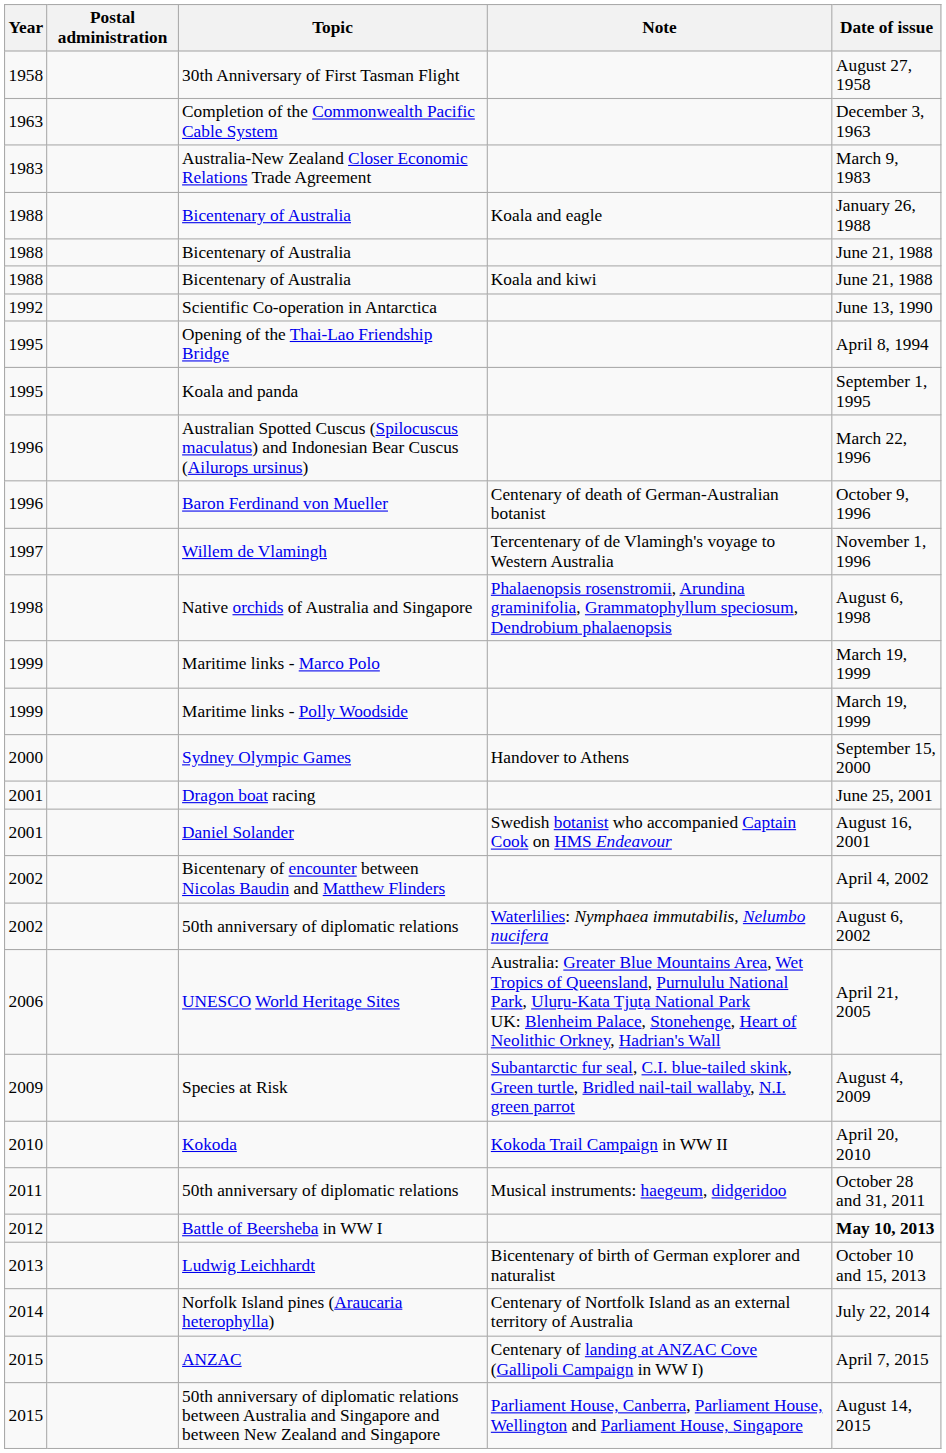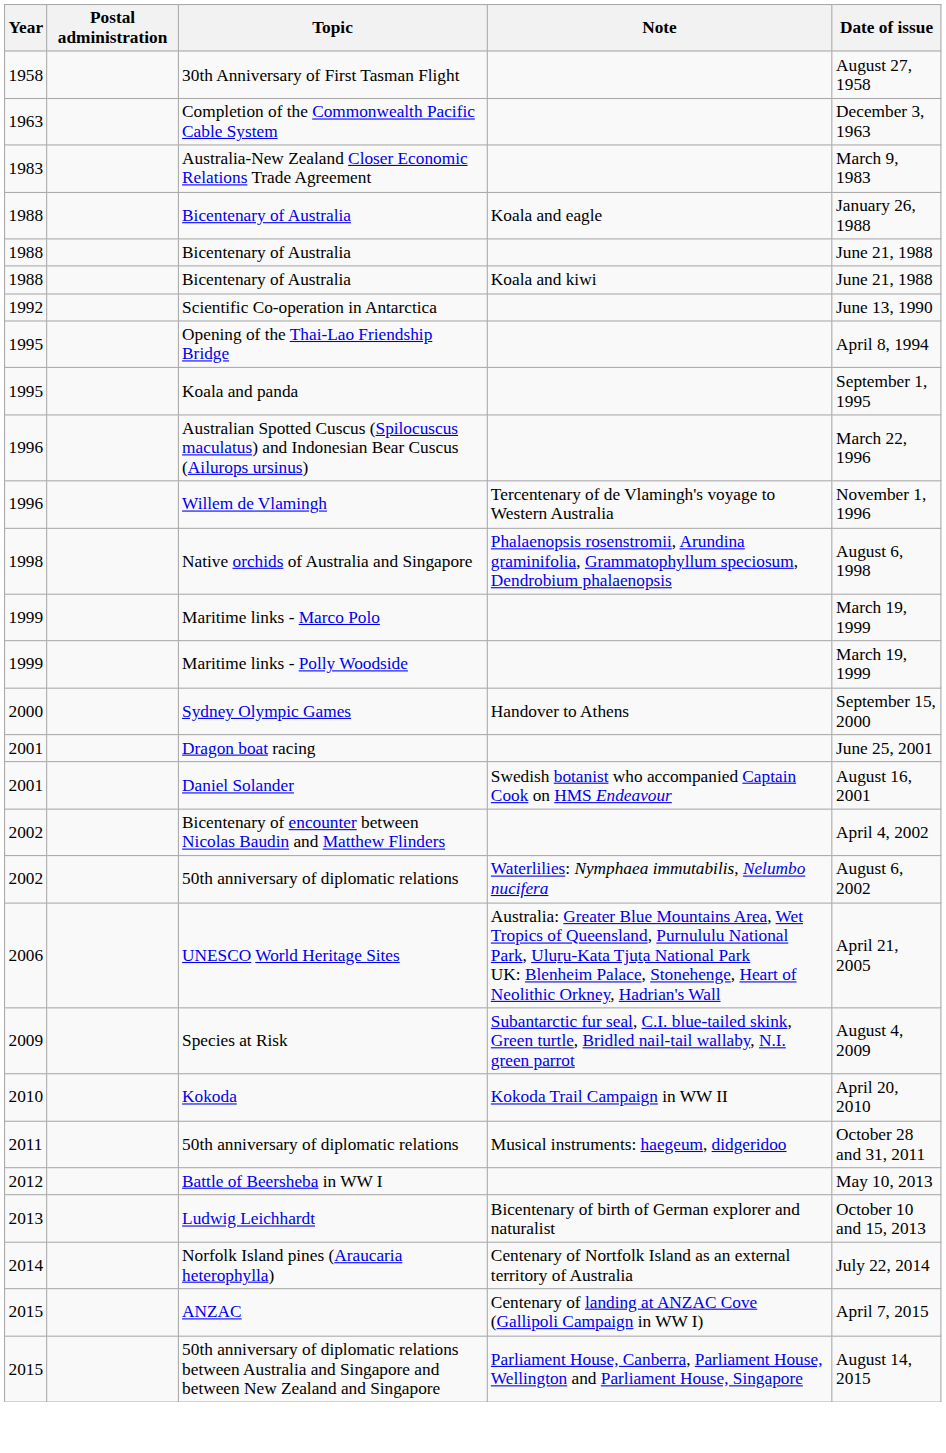- row: (285, 504)
(26, 551) 1997 -> (26, 504) 1996
(885, 1228) bold -> (884, 1181) normal
